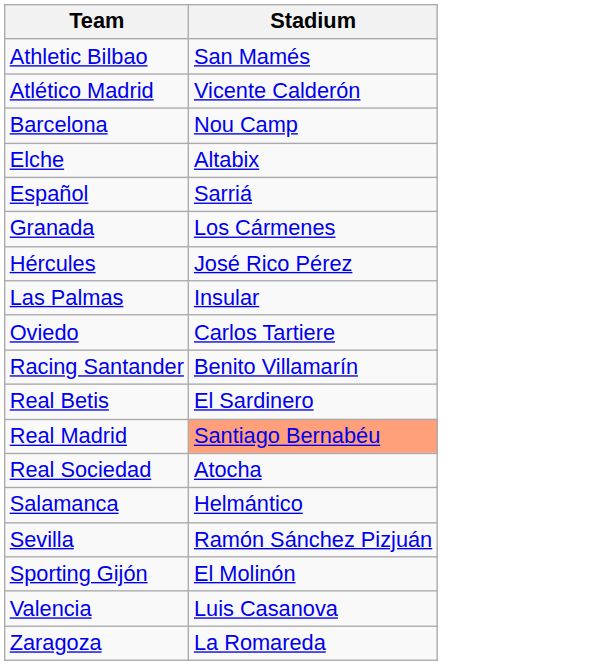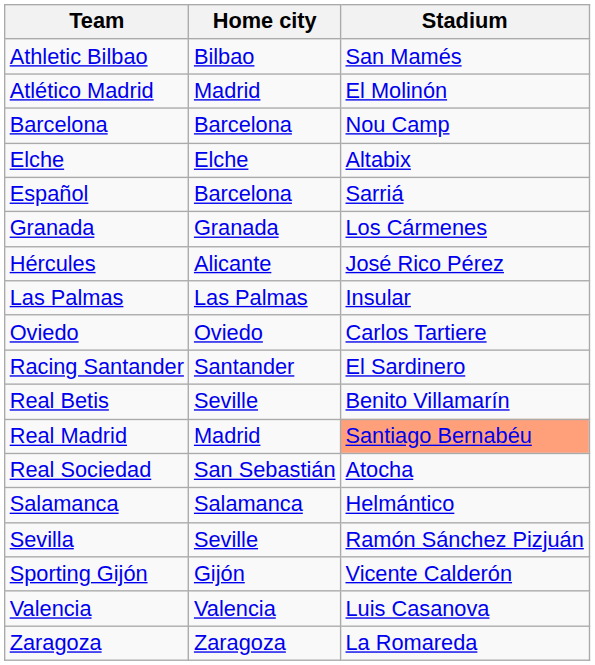+ column: (265, 21)
(277, 90) Vicente Calderón -> (396, 90) El Molinón
(276, 366) Benito Villamarín -> (405, 366) El Sardinero
(254, 401) El Sardinero -> (428, 401) Benito Villamarín
(245, 573) El Molinón -> (429, 573) Vicente Calderón
